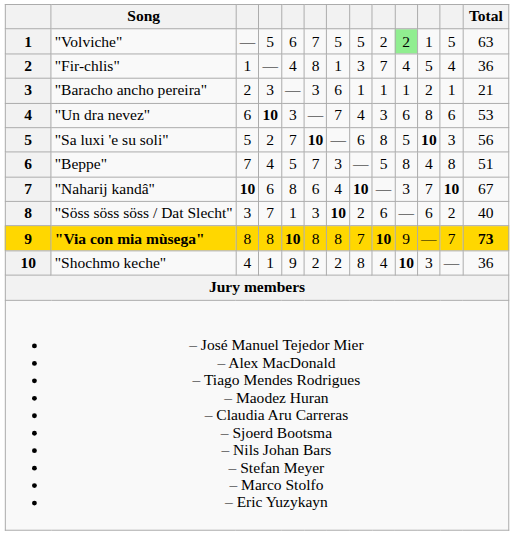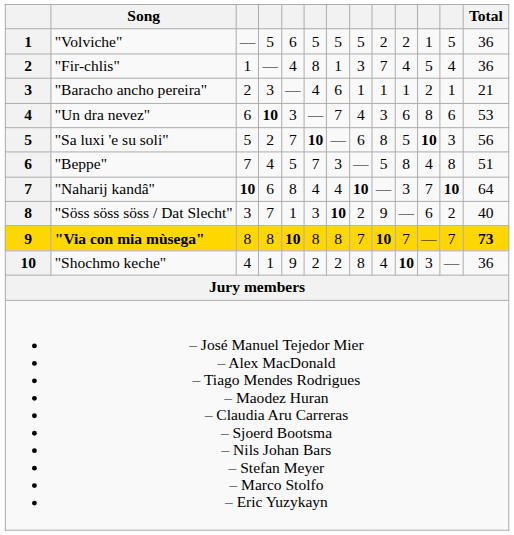(316, 41) 7 -> (316, 41) 5
(406, 41) lightgreen background -> (406, 41) no background
(486, 41) 63 -> (486, 41) 36
(316, 90) 3 -> (316, 90) 4
(316, 189) 6 -> (316, 189) 4
(486, 189) 67 -> (486, 189) 64
(384, 213) 6 -> (384, 213) 9
(406, 238) 9 -> (406, 238) 7
